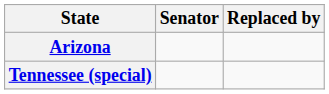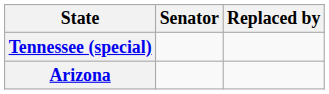rows swapped: (80, 46) <-> (80, 74)
